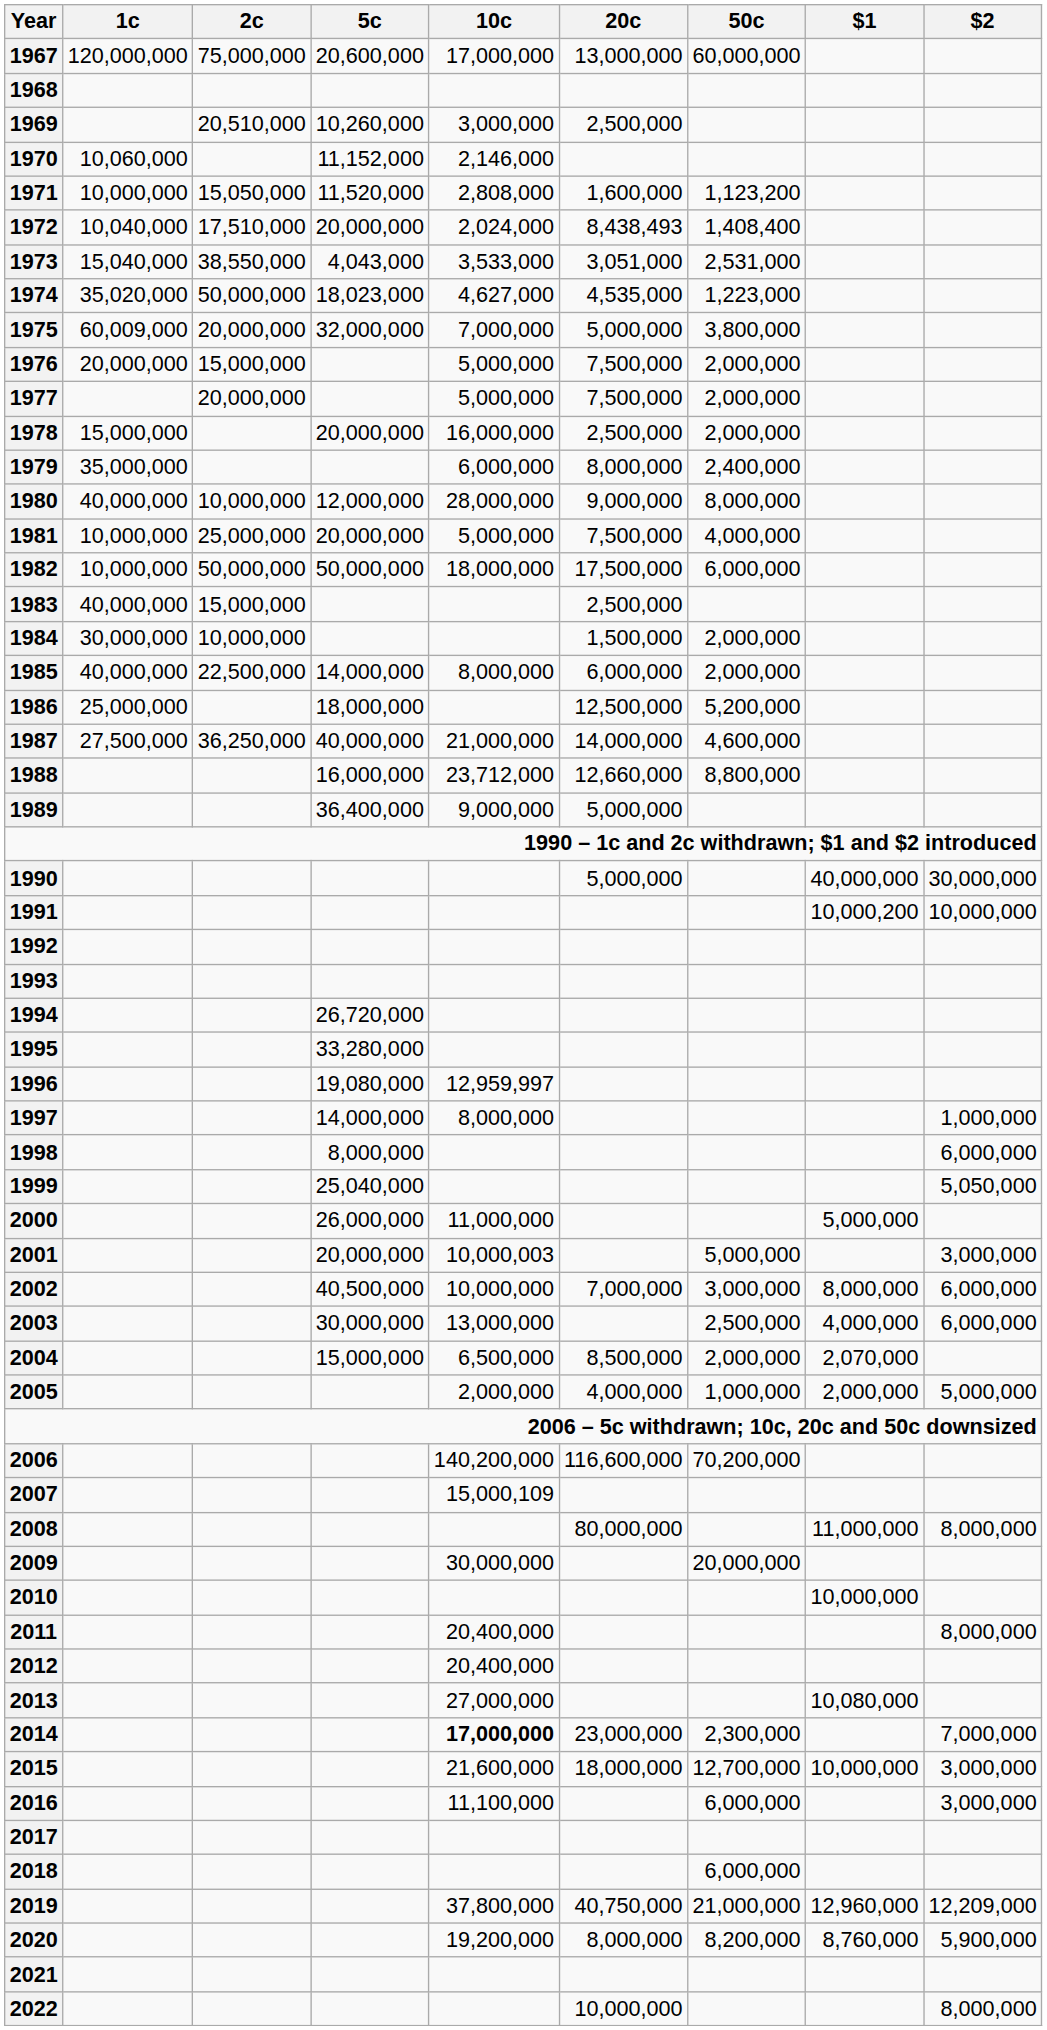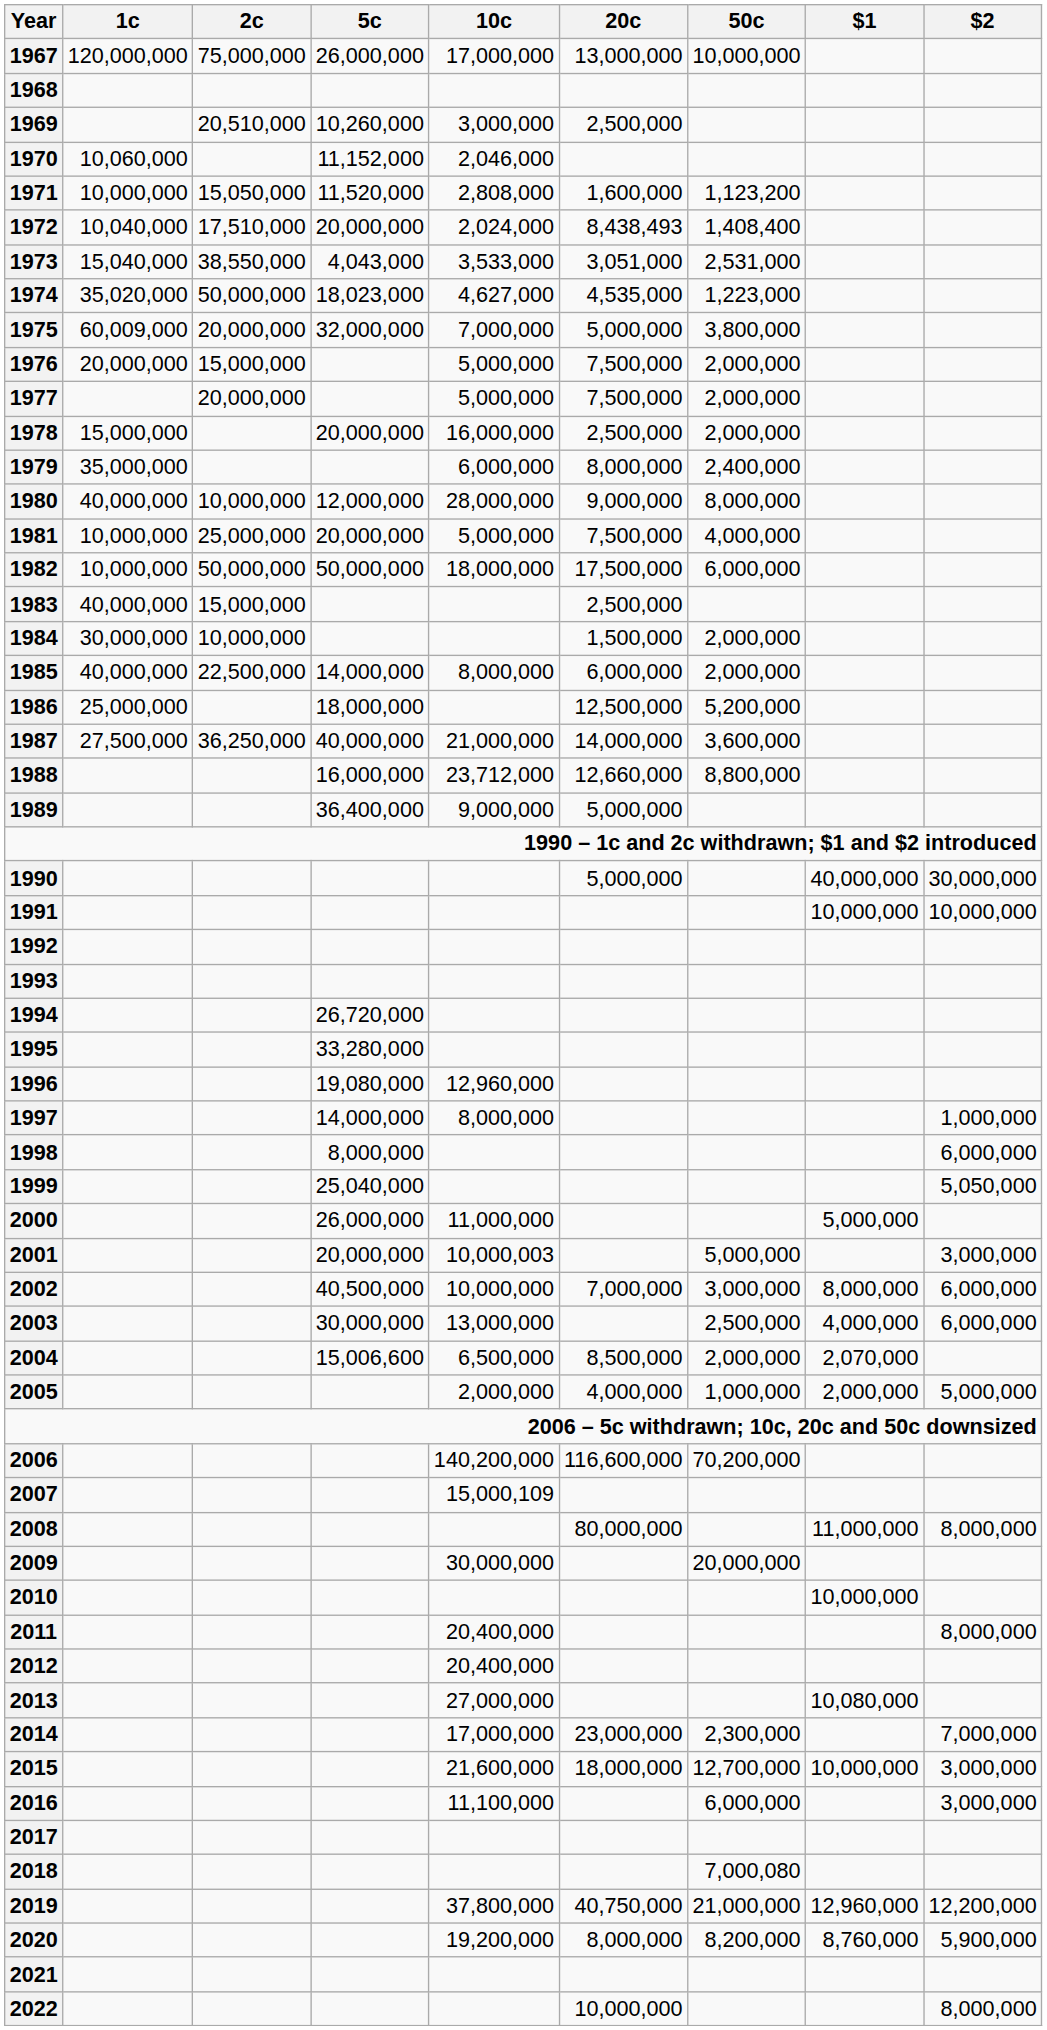(370, 55) 20,600,000 -> (370, 55) 26,000,000
(746, 55) 60,000,000 -> (746, 55) 10,000,000
(506, 158) 2,146,000 -> (506, 158) 2,046,000
(752, 741) 4,600,000 -> (752, 741) 3,600,000
(865, 912) 10,000,200 -> (865, 912) 10,000,000
(500, 1083) 12,959,997 -> (500, 1083) 12,960,000
(370, 1357) 15,000,000 -> (370, 1357) 15,006,600
(500, 1734) bold -> (500, 1734) normal
(752, 1871) 6,000,000 -> (752, 1871) 7,000,080
(983, 1905) 12,209,000 -> (983, 1905) 12,200,000
